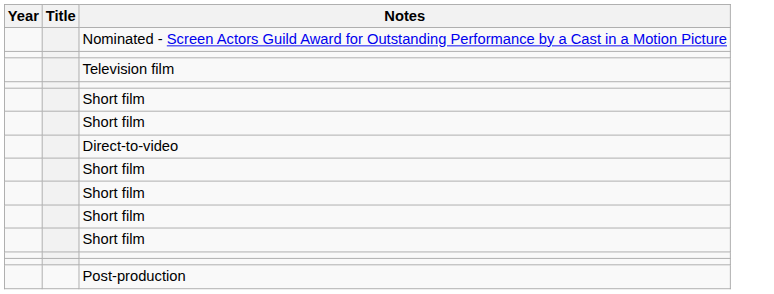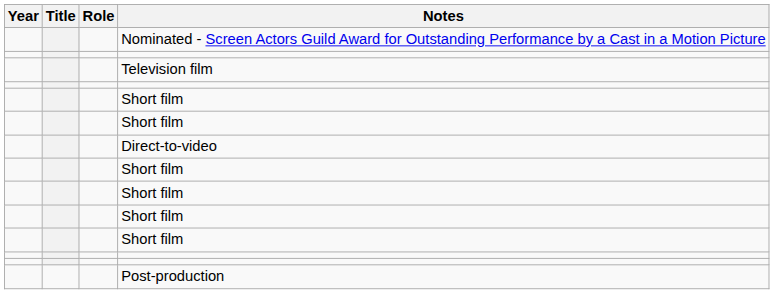+ column: (98, 16)
